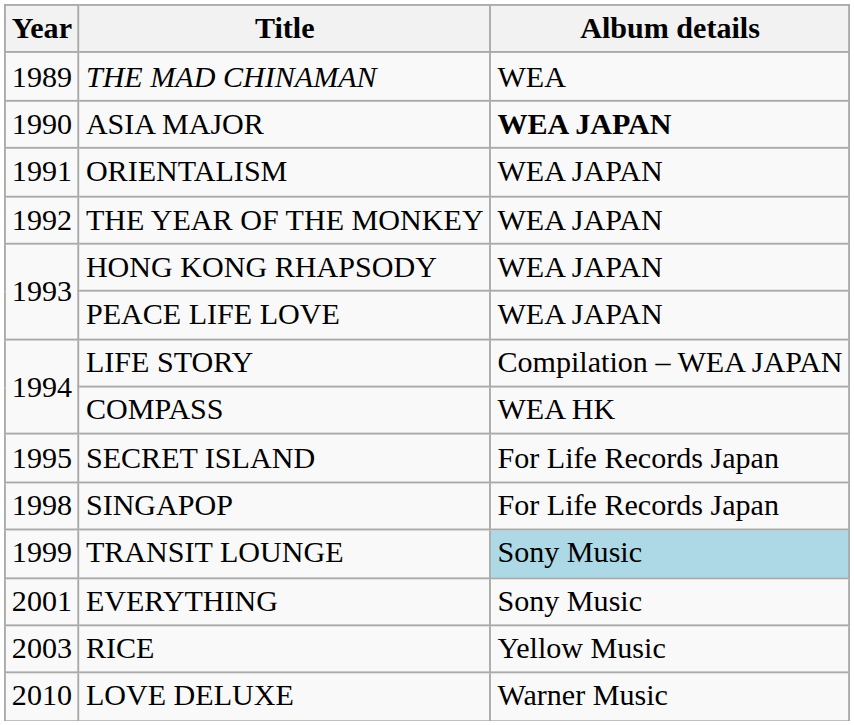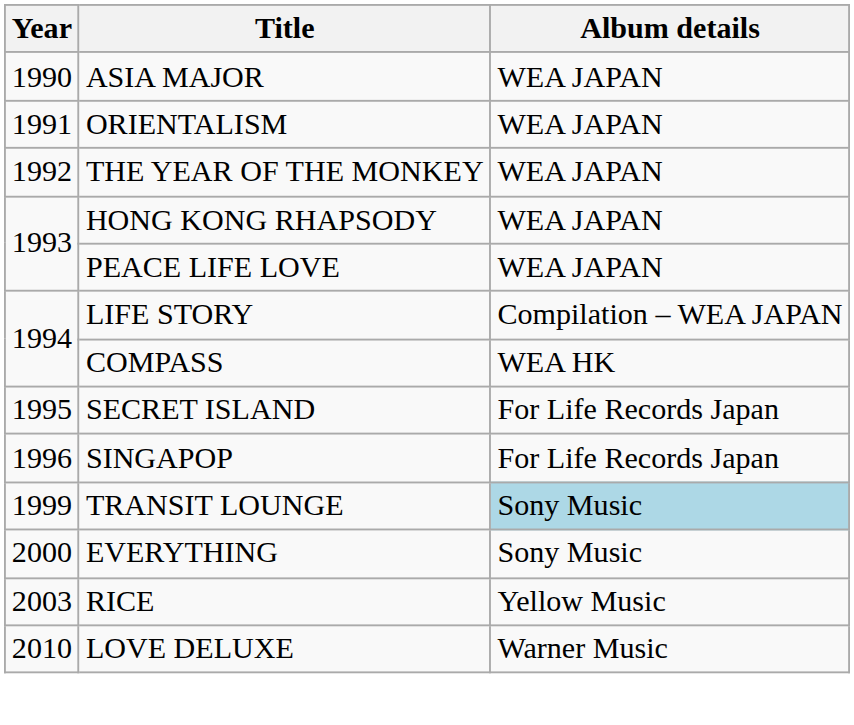- row: (231, 76)
(585, 123) bold -> (580, 76) normal
(42, 505) 1998 -> (42, 457) 1996
(42, 600) 2001 -> (42, 553) 2000
